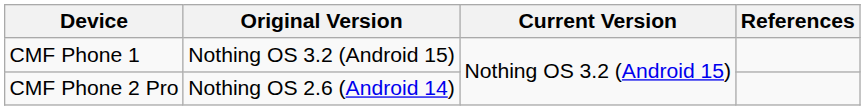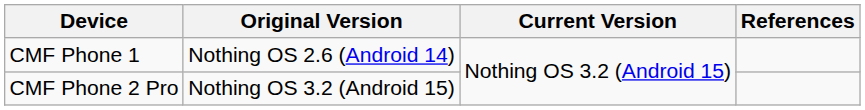(322, 54) Nothing OS 3.2 (Android 15) -> (322, 54) Nothing OS 2.6 (Android 14)
(322, 88) Nothing OS 2.6 (Android 14) -> (322, 88) Nothing OS 3.2 (Android 15)
